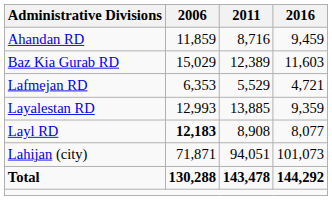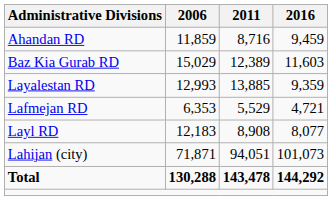rows swapped: (48, 85) <-> (51, 108)
(196, 131) bold -> (196, 131) normal
